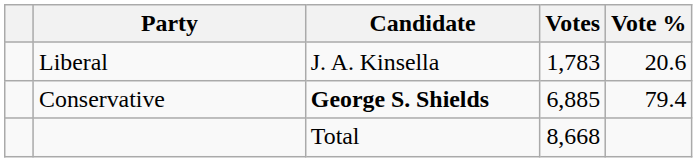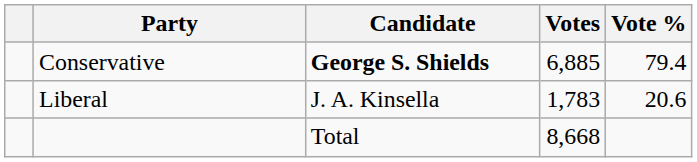rows swapped: (102, 99) <-> (74, 61)
